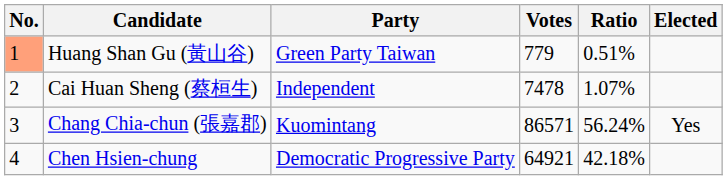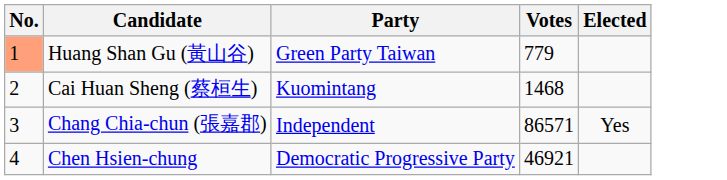- column: (614, 20)
(325, 89) Independent -> (326, 89) Kuomintang
(544, 89) 7478 -> (544, 89) 1468
(326, 124) Kuomintang -> (325, 124) Independent
(549, 158) 64921 -> (549, 158) 46921
